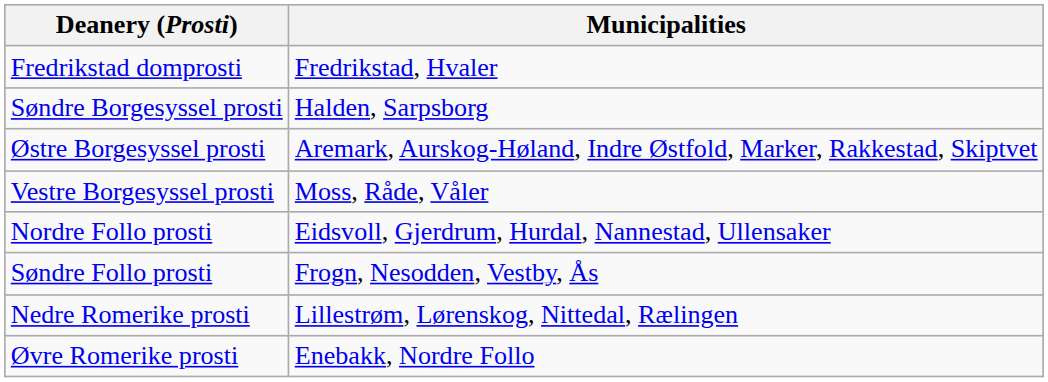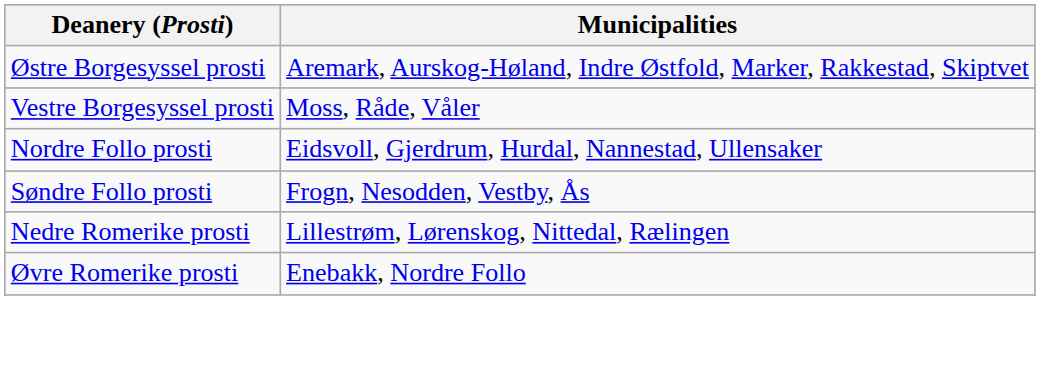- row: (126, 66)
- row: (147, 107)
